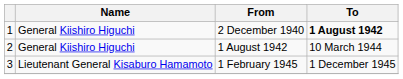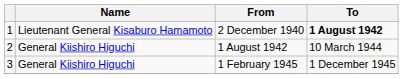(76, 30) General Kiishiro Higuchi -> (115, 30) Lieutenant General Kisaburo Hamamoto
(115, 64) Lieutenant General Kisaburo Hamamoto -> (76, 64) General Kiishiro Higuchi
